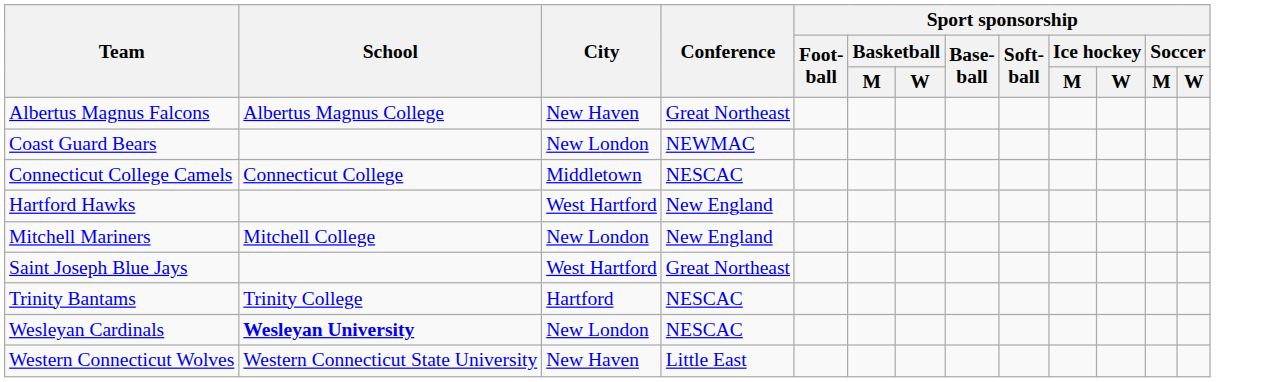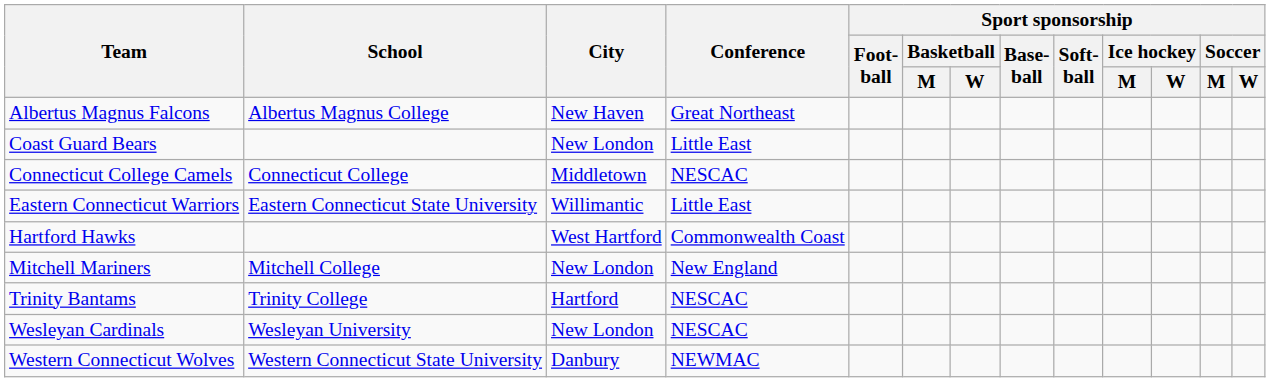(710, 143) NEWMAC -> (711, 143) Little East
+ row: (124, 205)
(719, 205) New England -> (758, 236) Commonwealth Coast
- row: (98, 267)
(329, 329) bold -> (330, 329) normal
(593, 360) New Haven -> (585, 360) Danbury
(706, 360) Little East -> (715, 360) NEWMAC
